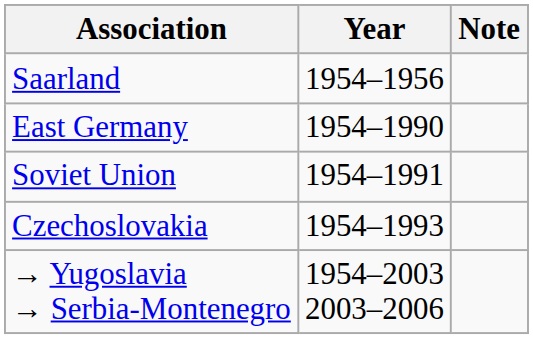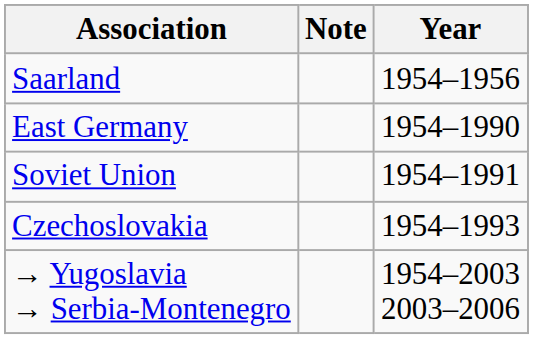columns swapped: (374, 28) <-> (489, 28)
